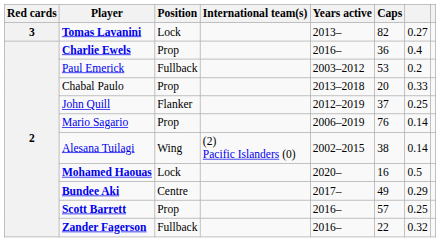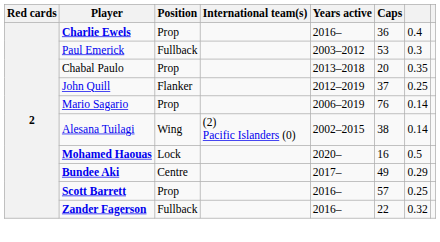- row: (102, 31)
(415, 68) 0.2 -> (415, 50) 0.3
(418, 86) 0.33 -> (418, 68) 0.35
